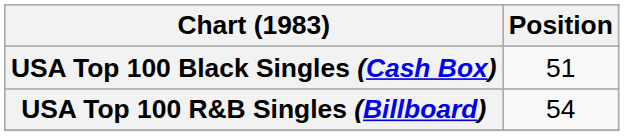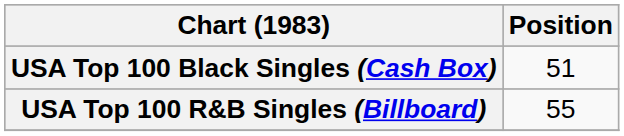(561, 109) 54 -> (561, 109) 55
